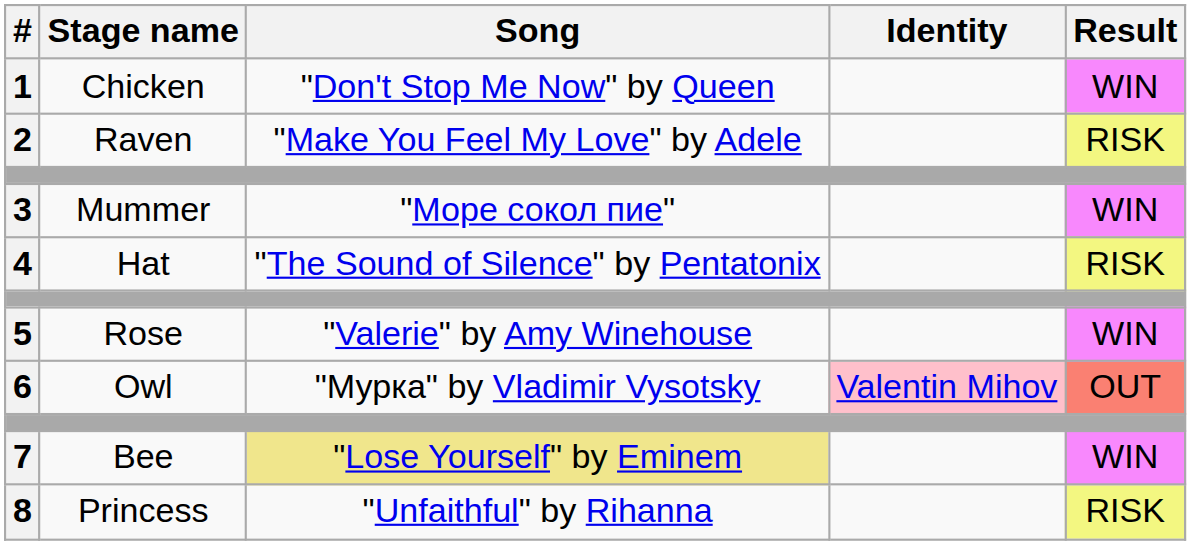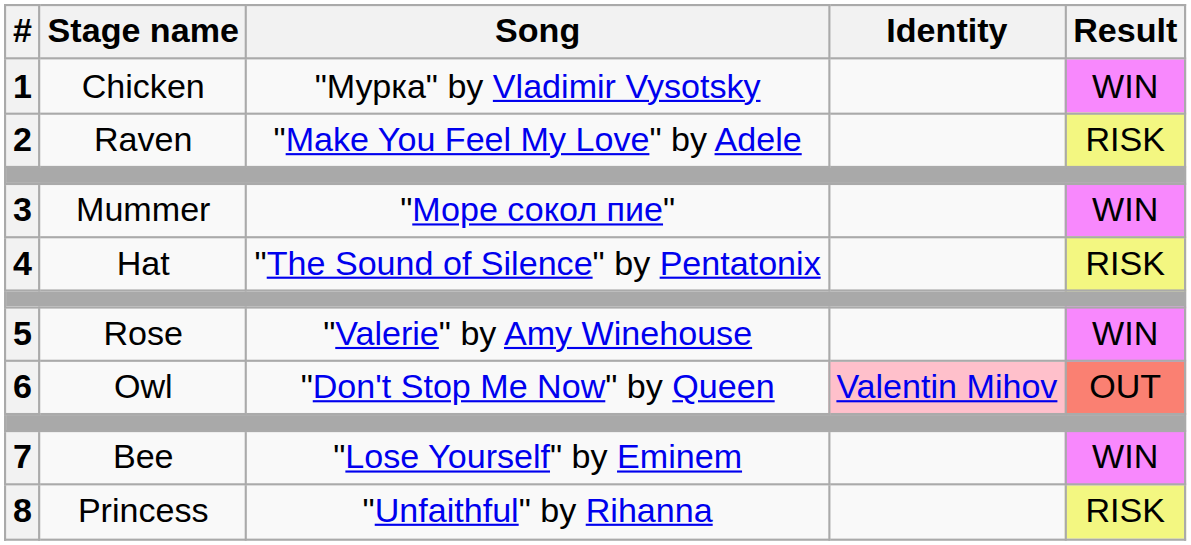(538, 85) "Don't Stop Me Now" by Queen -> (538, 85) "Мурка" by Vladimir Vysotsky
(538, 387) "Мурка" by Vladimir Vysotsky -> (538, 387) "Don't Stop Me Now" by Queen
(538, 456) khaki background -> (538, 456) no background
